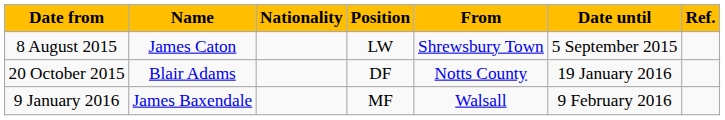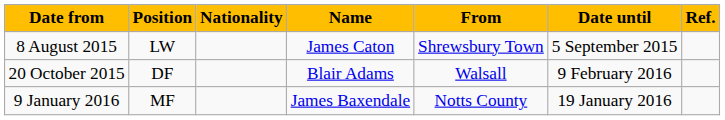columns swapped: (380, 18) <-> (192, 18)
(481, 73) Notts County -> (481, 73) Walsall
(615, 73) 19 January 2016 -> (615, 73) 9 February 2016
(481, 100) Walsall -> (481, 100) Notts County
(615, 100) 9 February 2016 -> (615, 100) 19 January 2016
